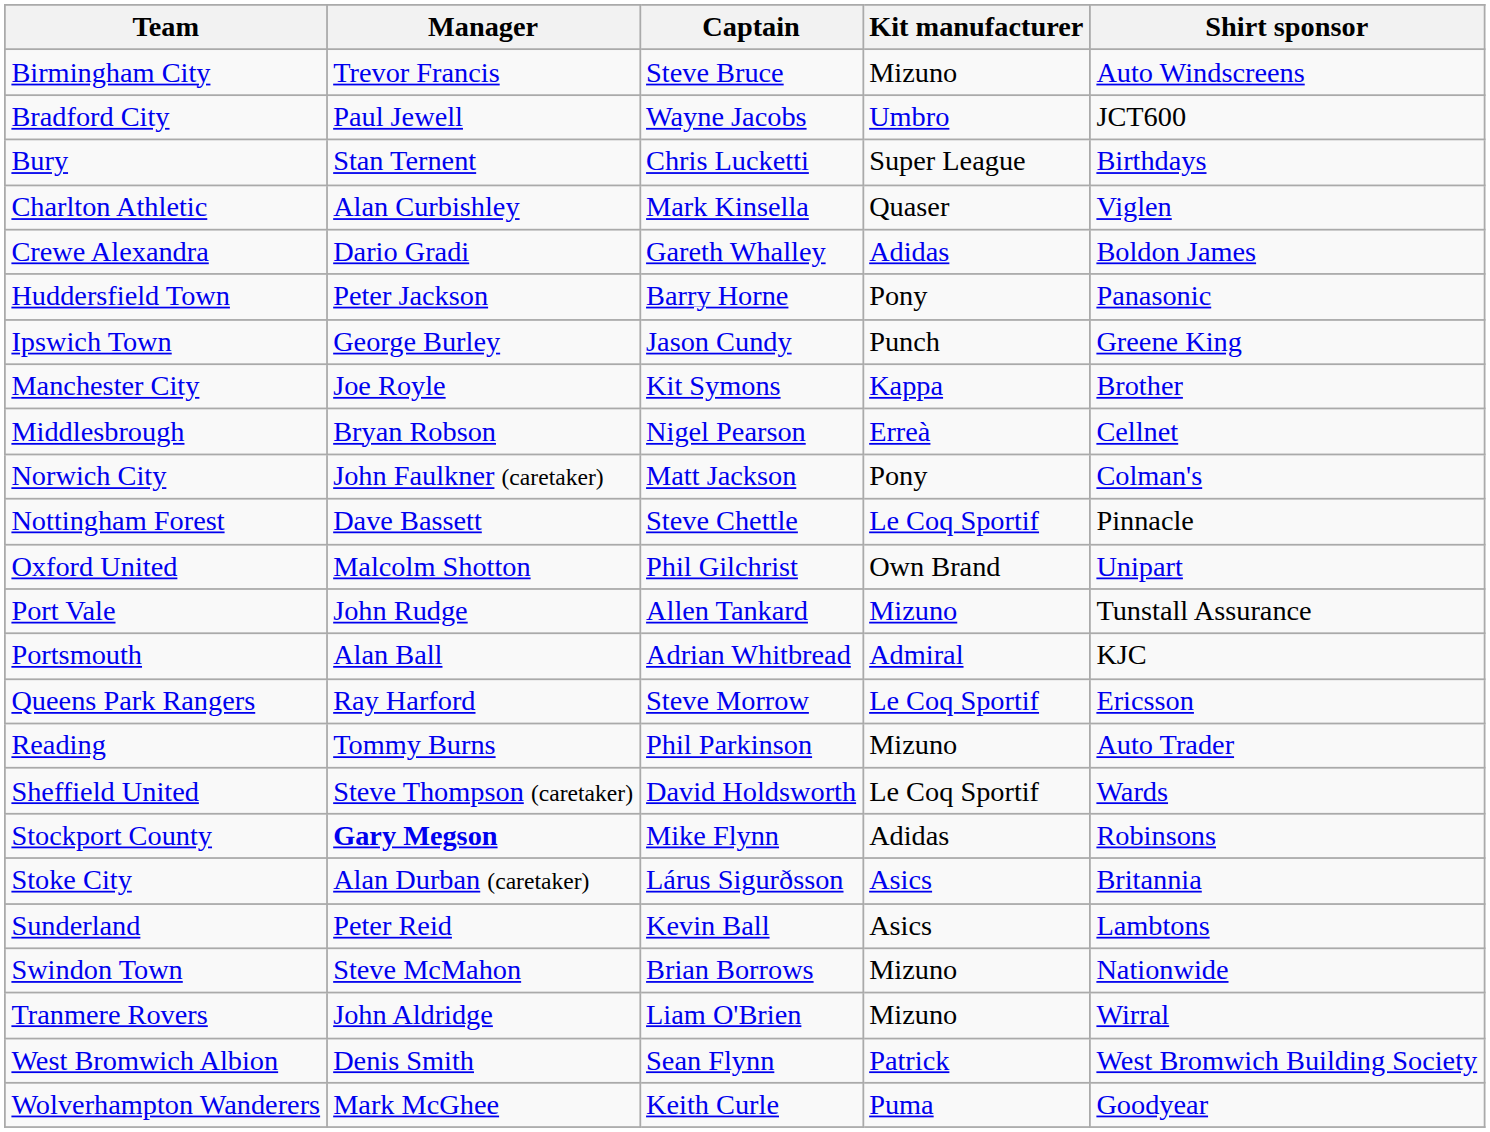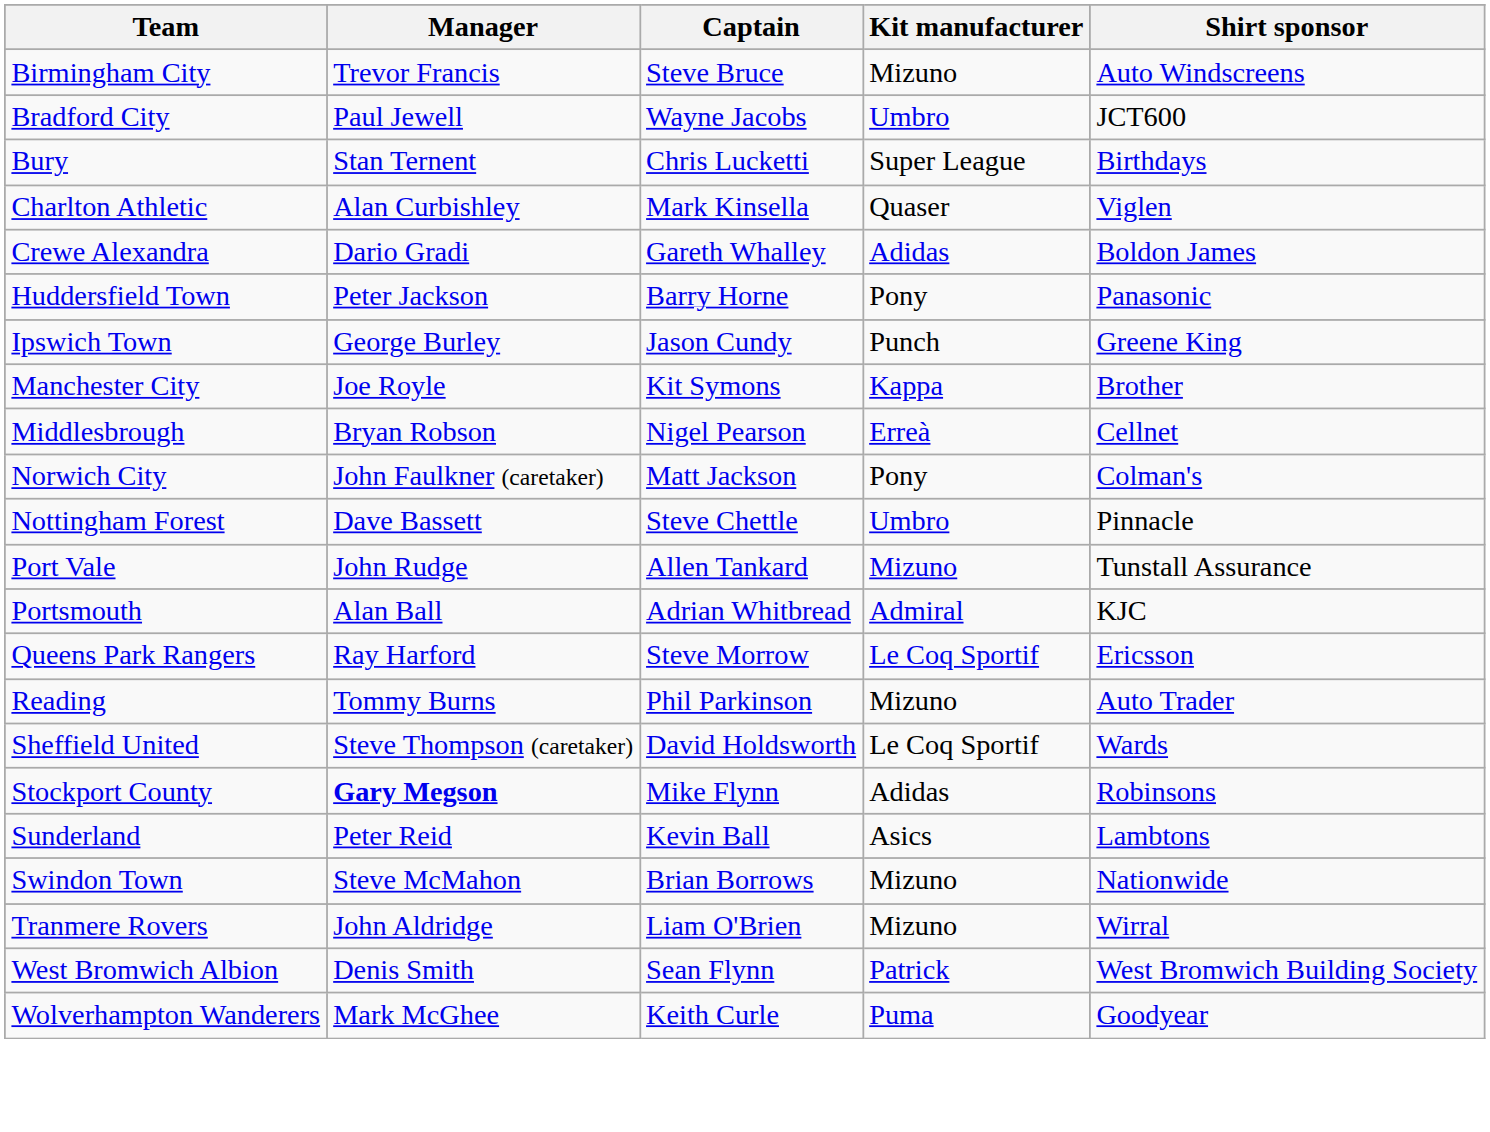(954, 521) Le Coq Sportif -> (909, 521) Umbro
- row: (94, 565)
- row: (72, 880)
